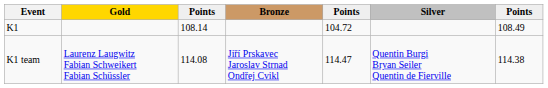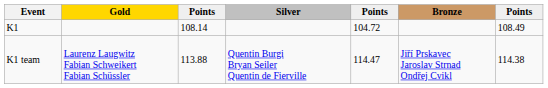columns swapped: (433, 12) <-> (274, 12)
(194, 59) 114.08 -> (194, 59) 113.88
